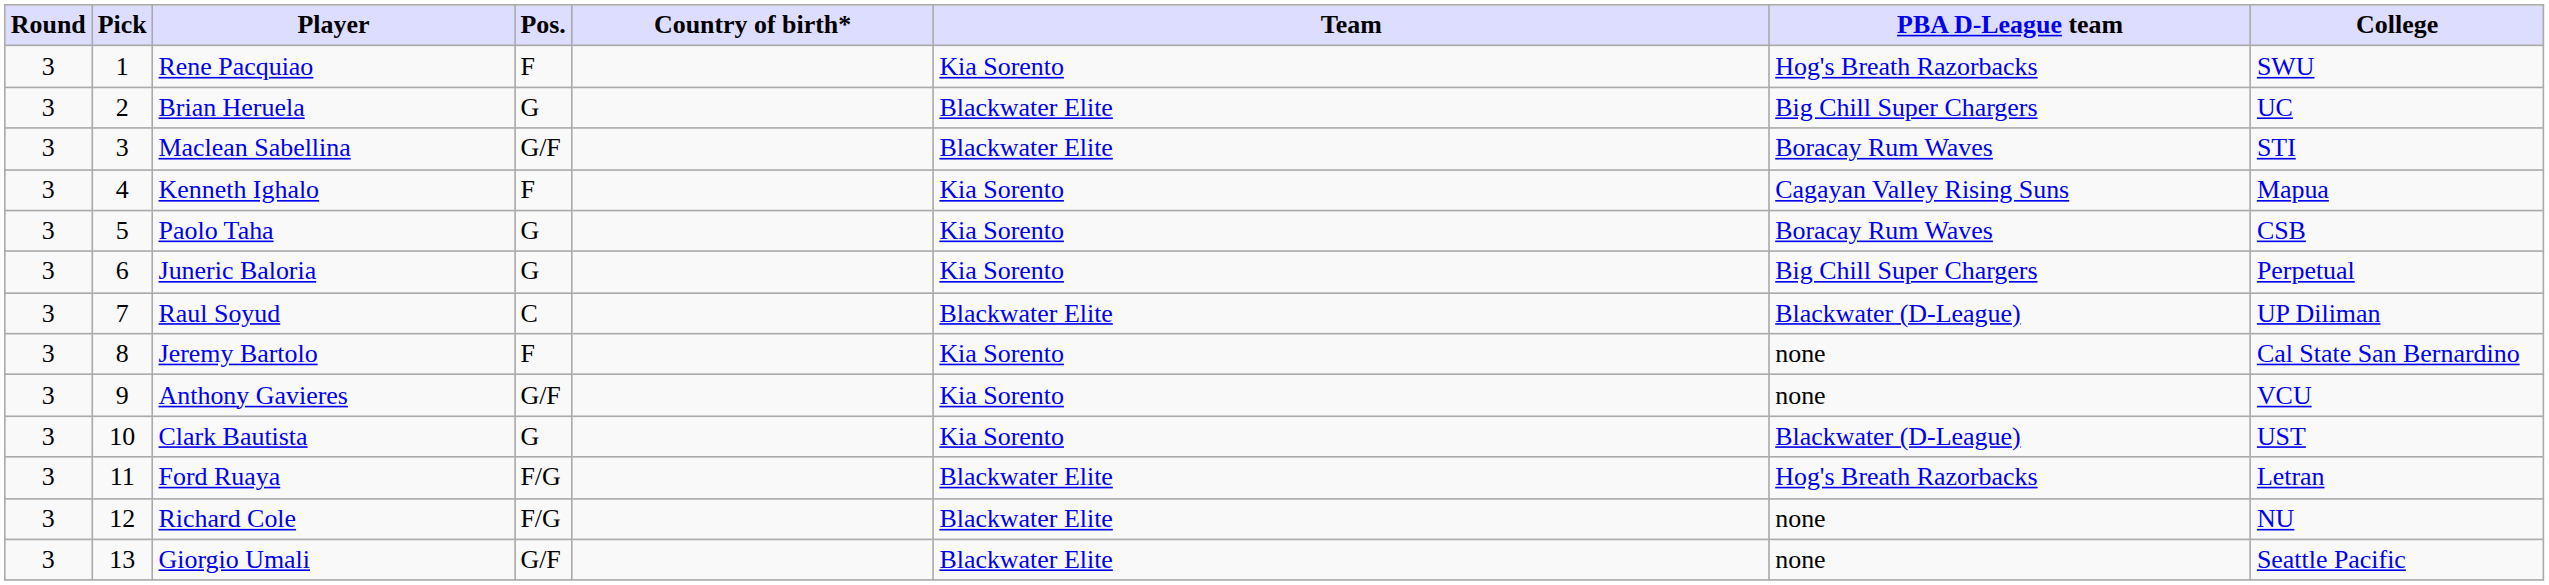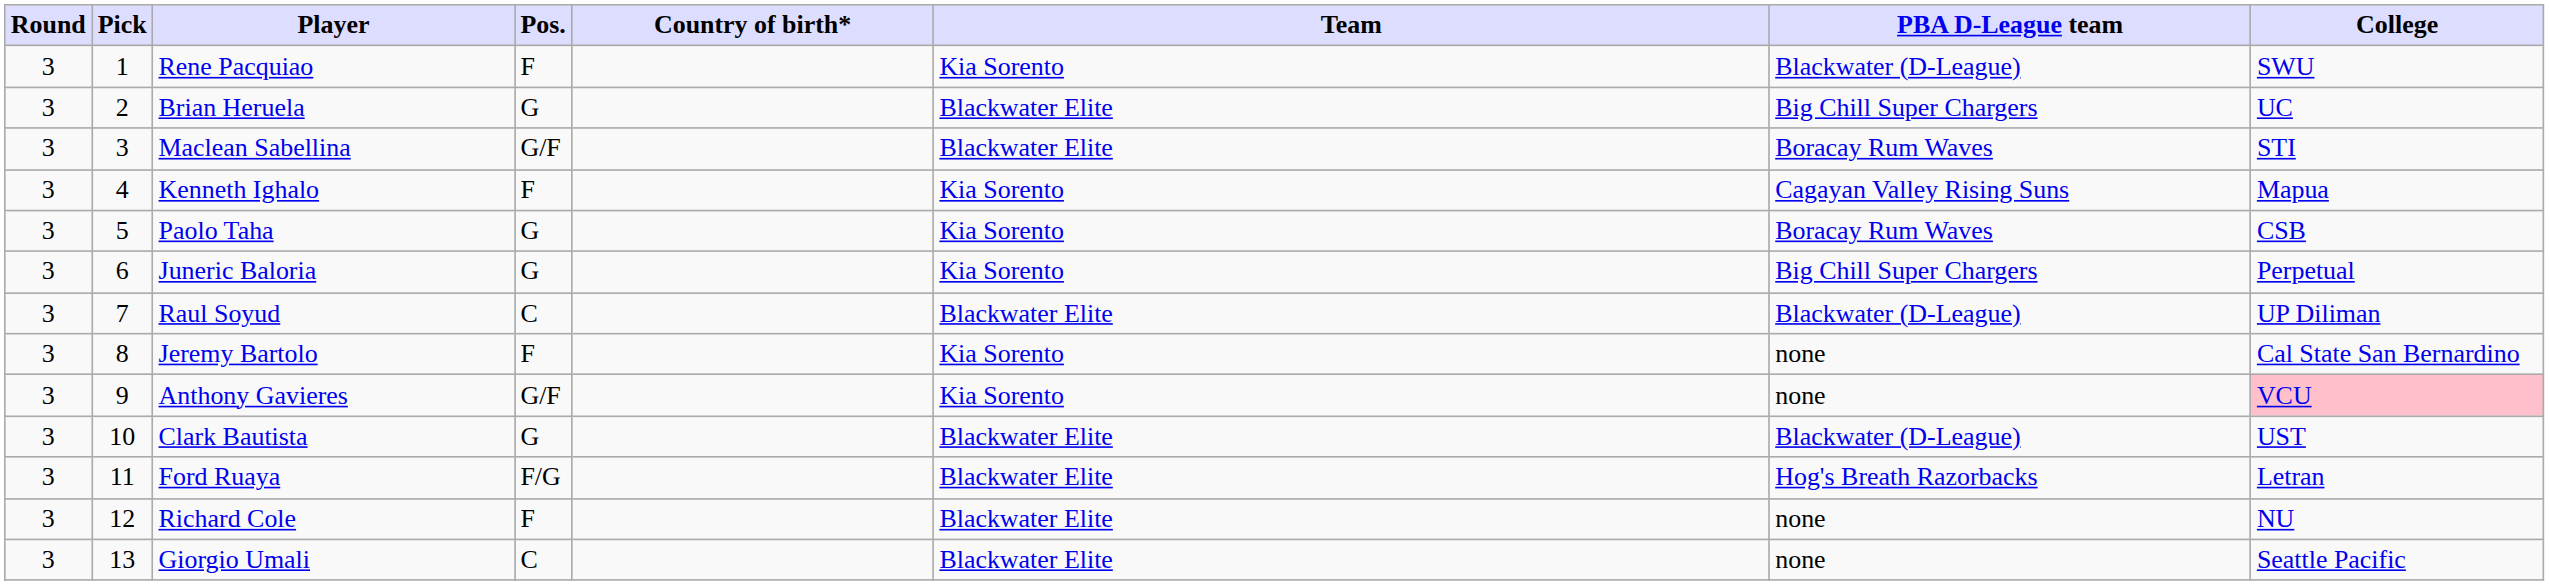(1906, 66) Hog's Breath Razorbacks -> (1898, 66) Blackwater (D-League)
(2284, 395) no background -> (2284, 395) pink background
(1002, 436) Kia Sorento -> (1026, 436) Blackwater Elite
(541, 518) F/G -> (528, 518) F
(541, 559) G/F -> (529, 559) C
